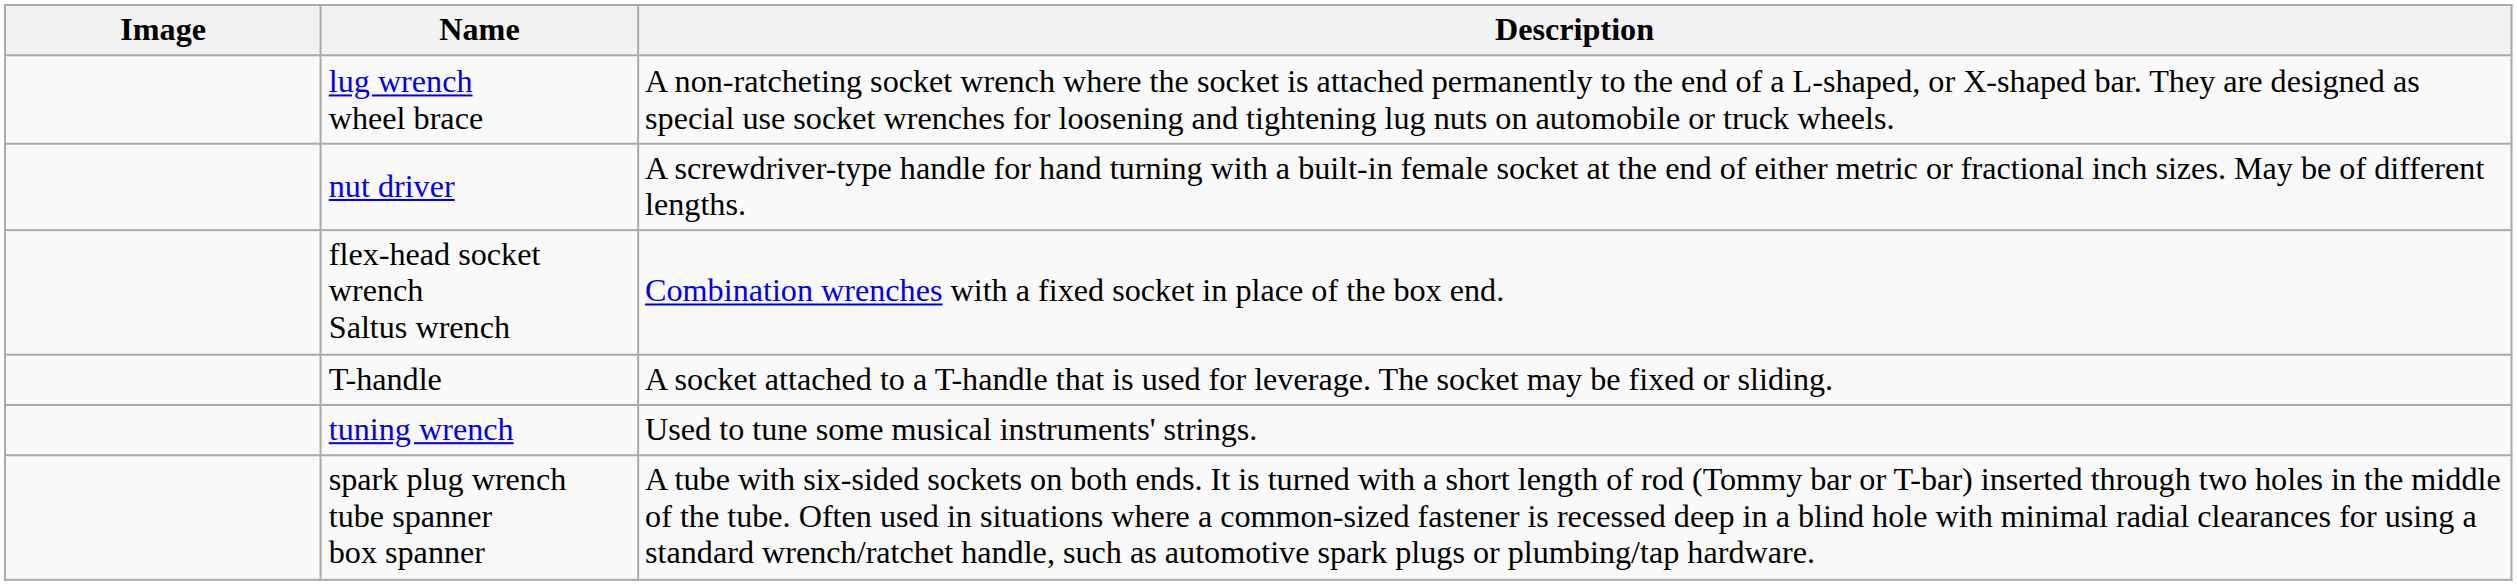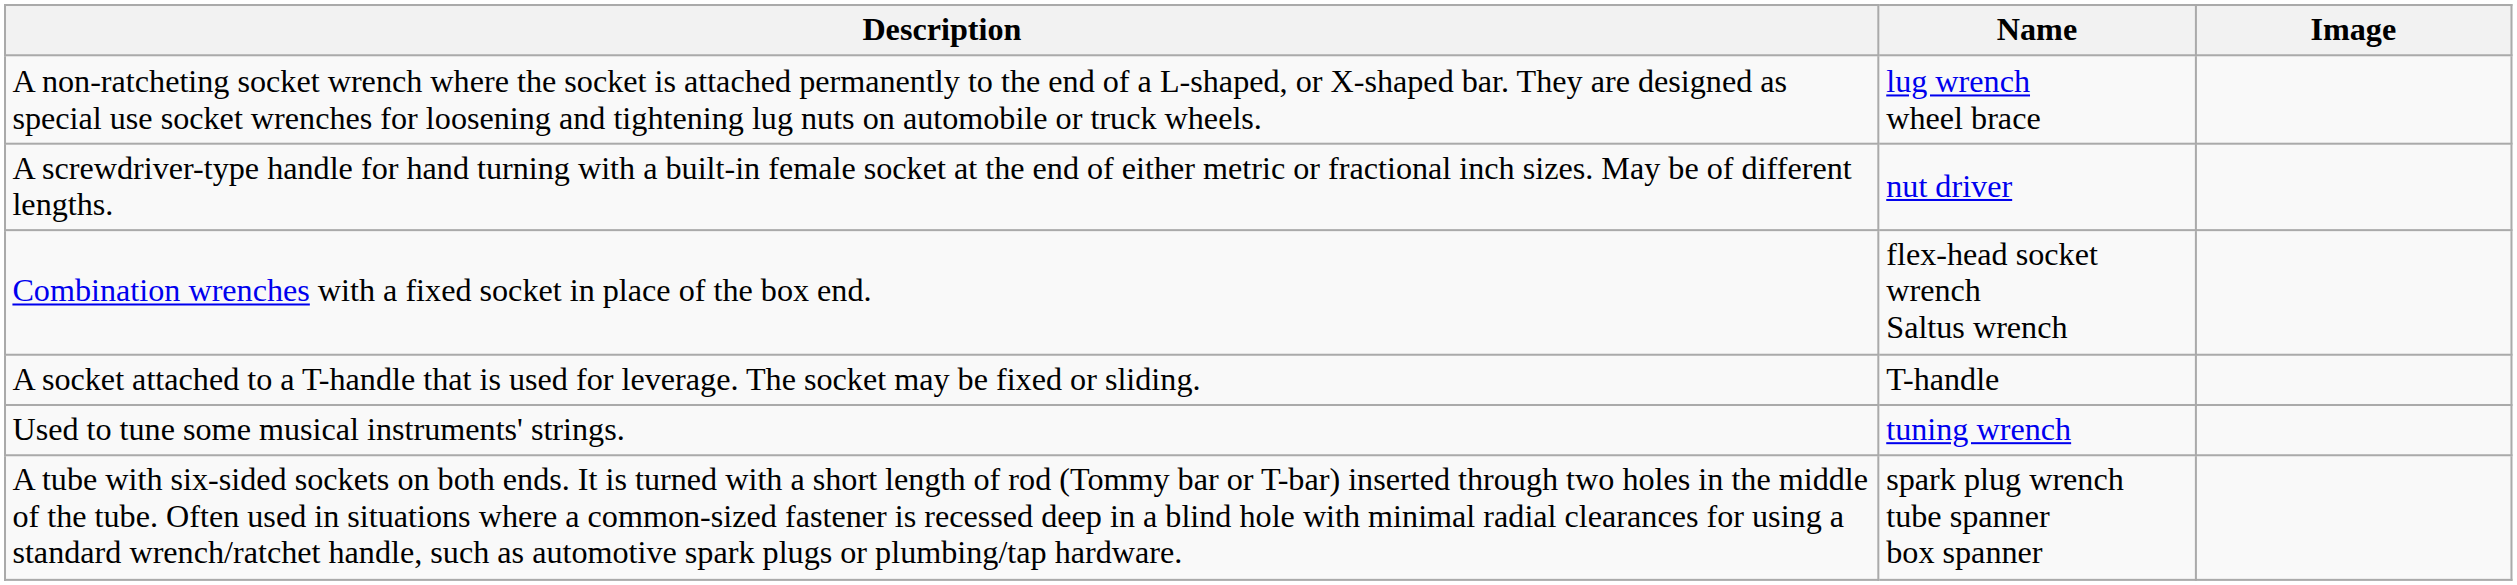columns swapped: (163, 30) <-> (1575, 30)
